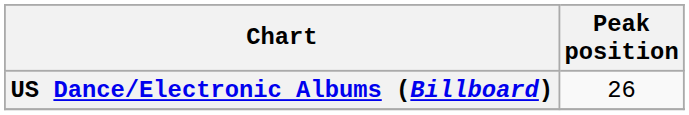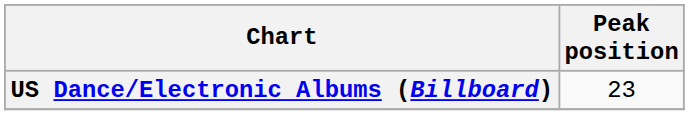(622, 91) 26 -> (622, 91) 23
